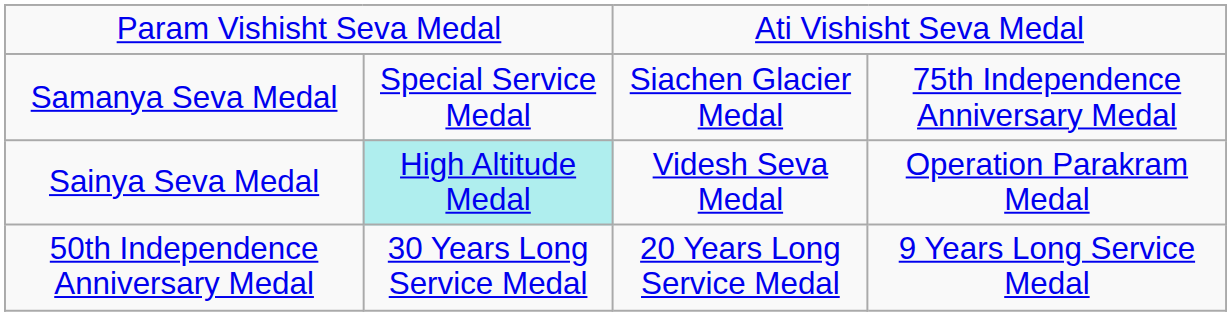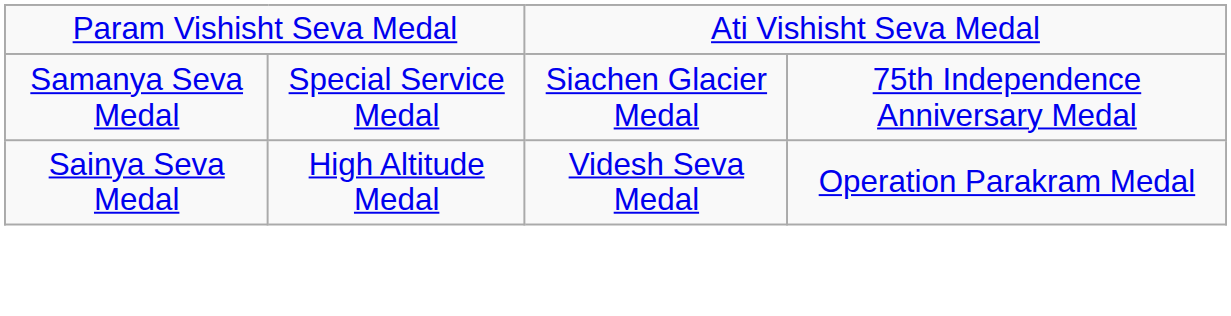(488, 181) paleturquoise background -> (397, 181) no background
- row: (184, 266)
